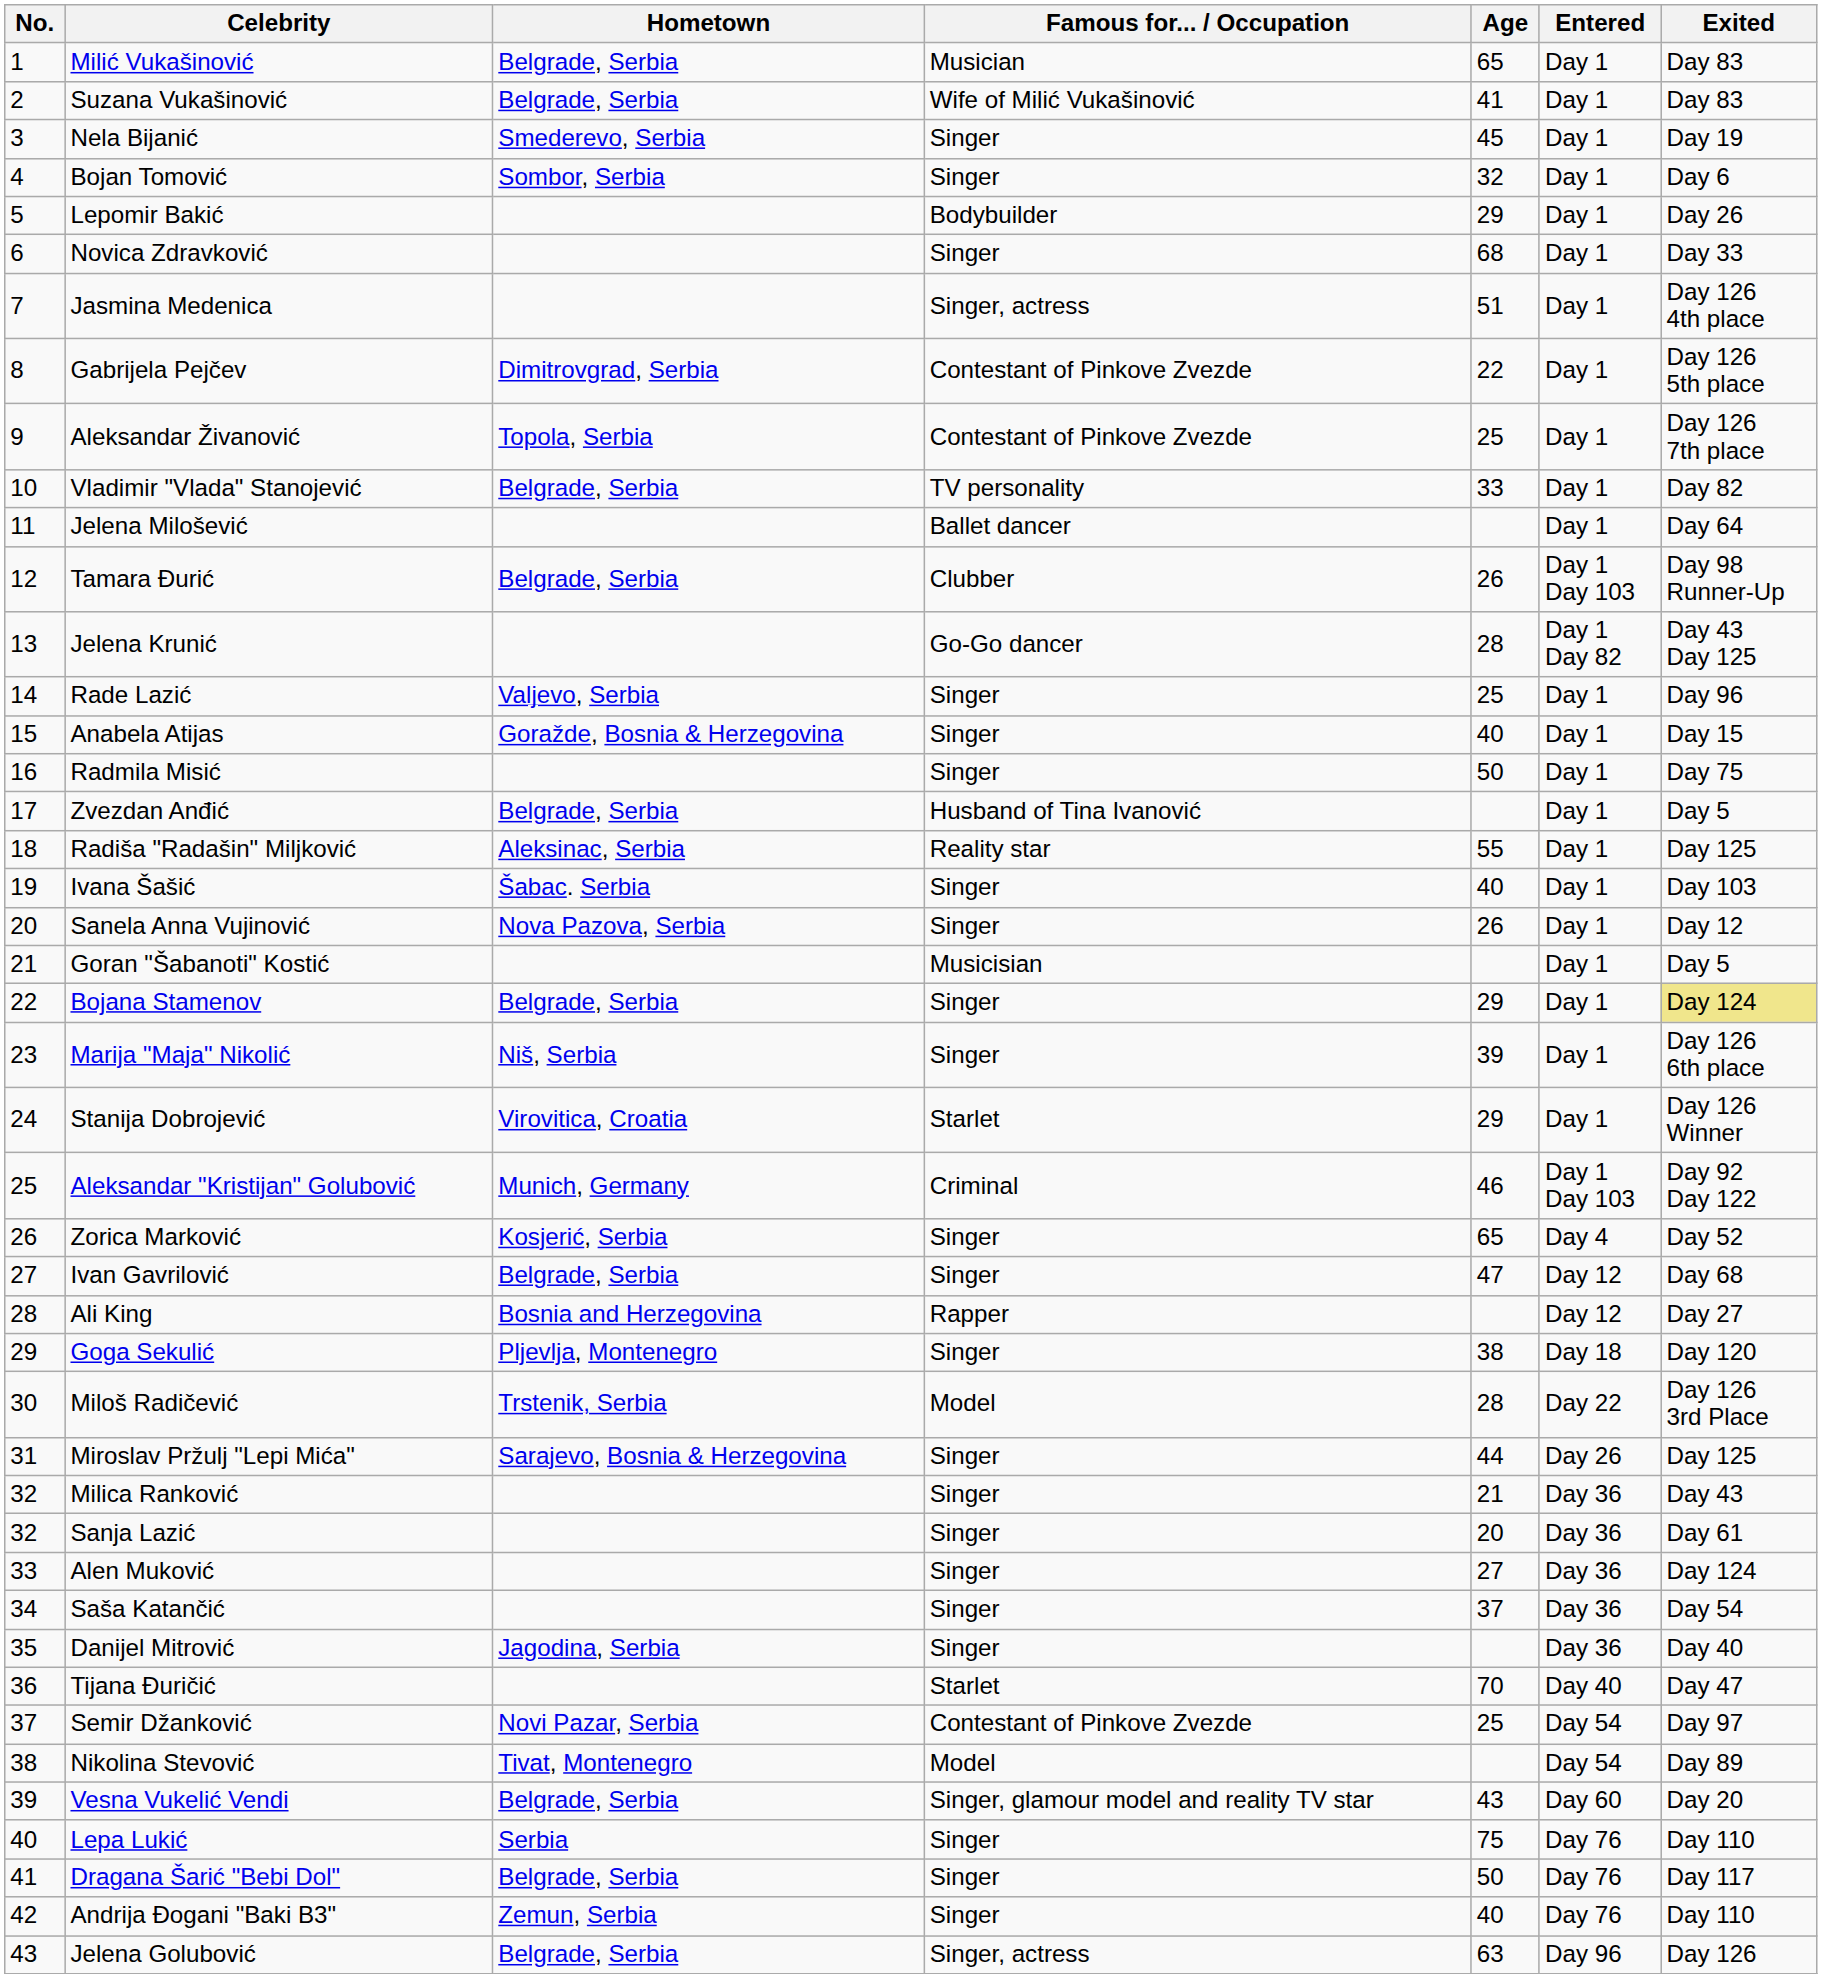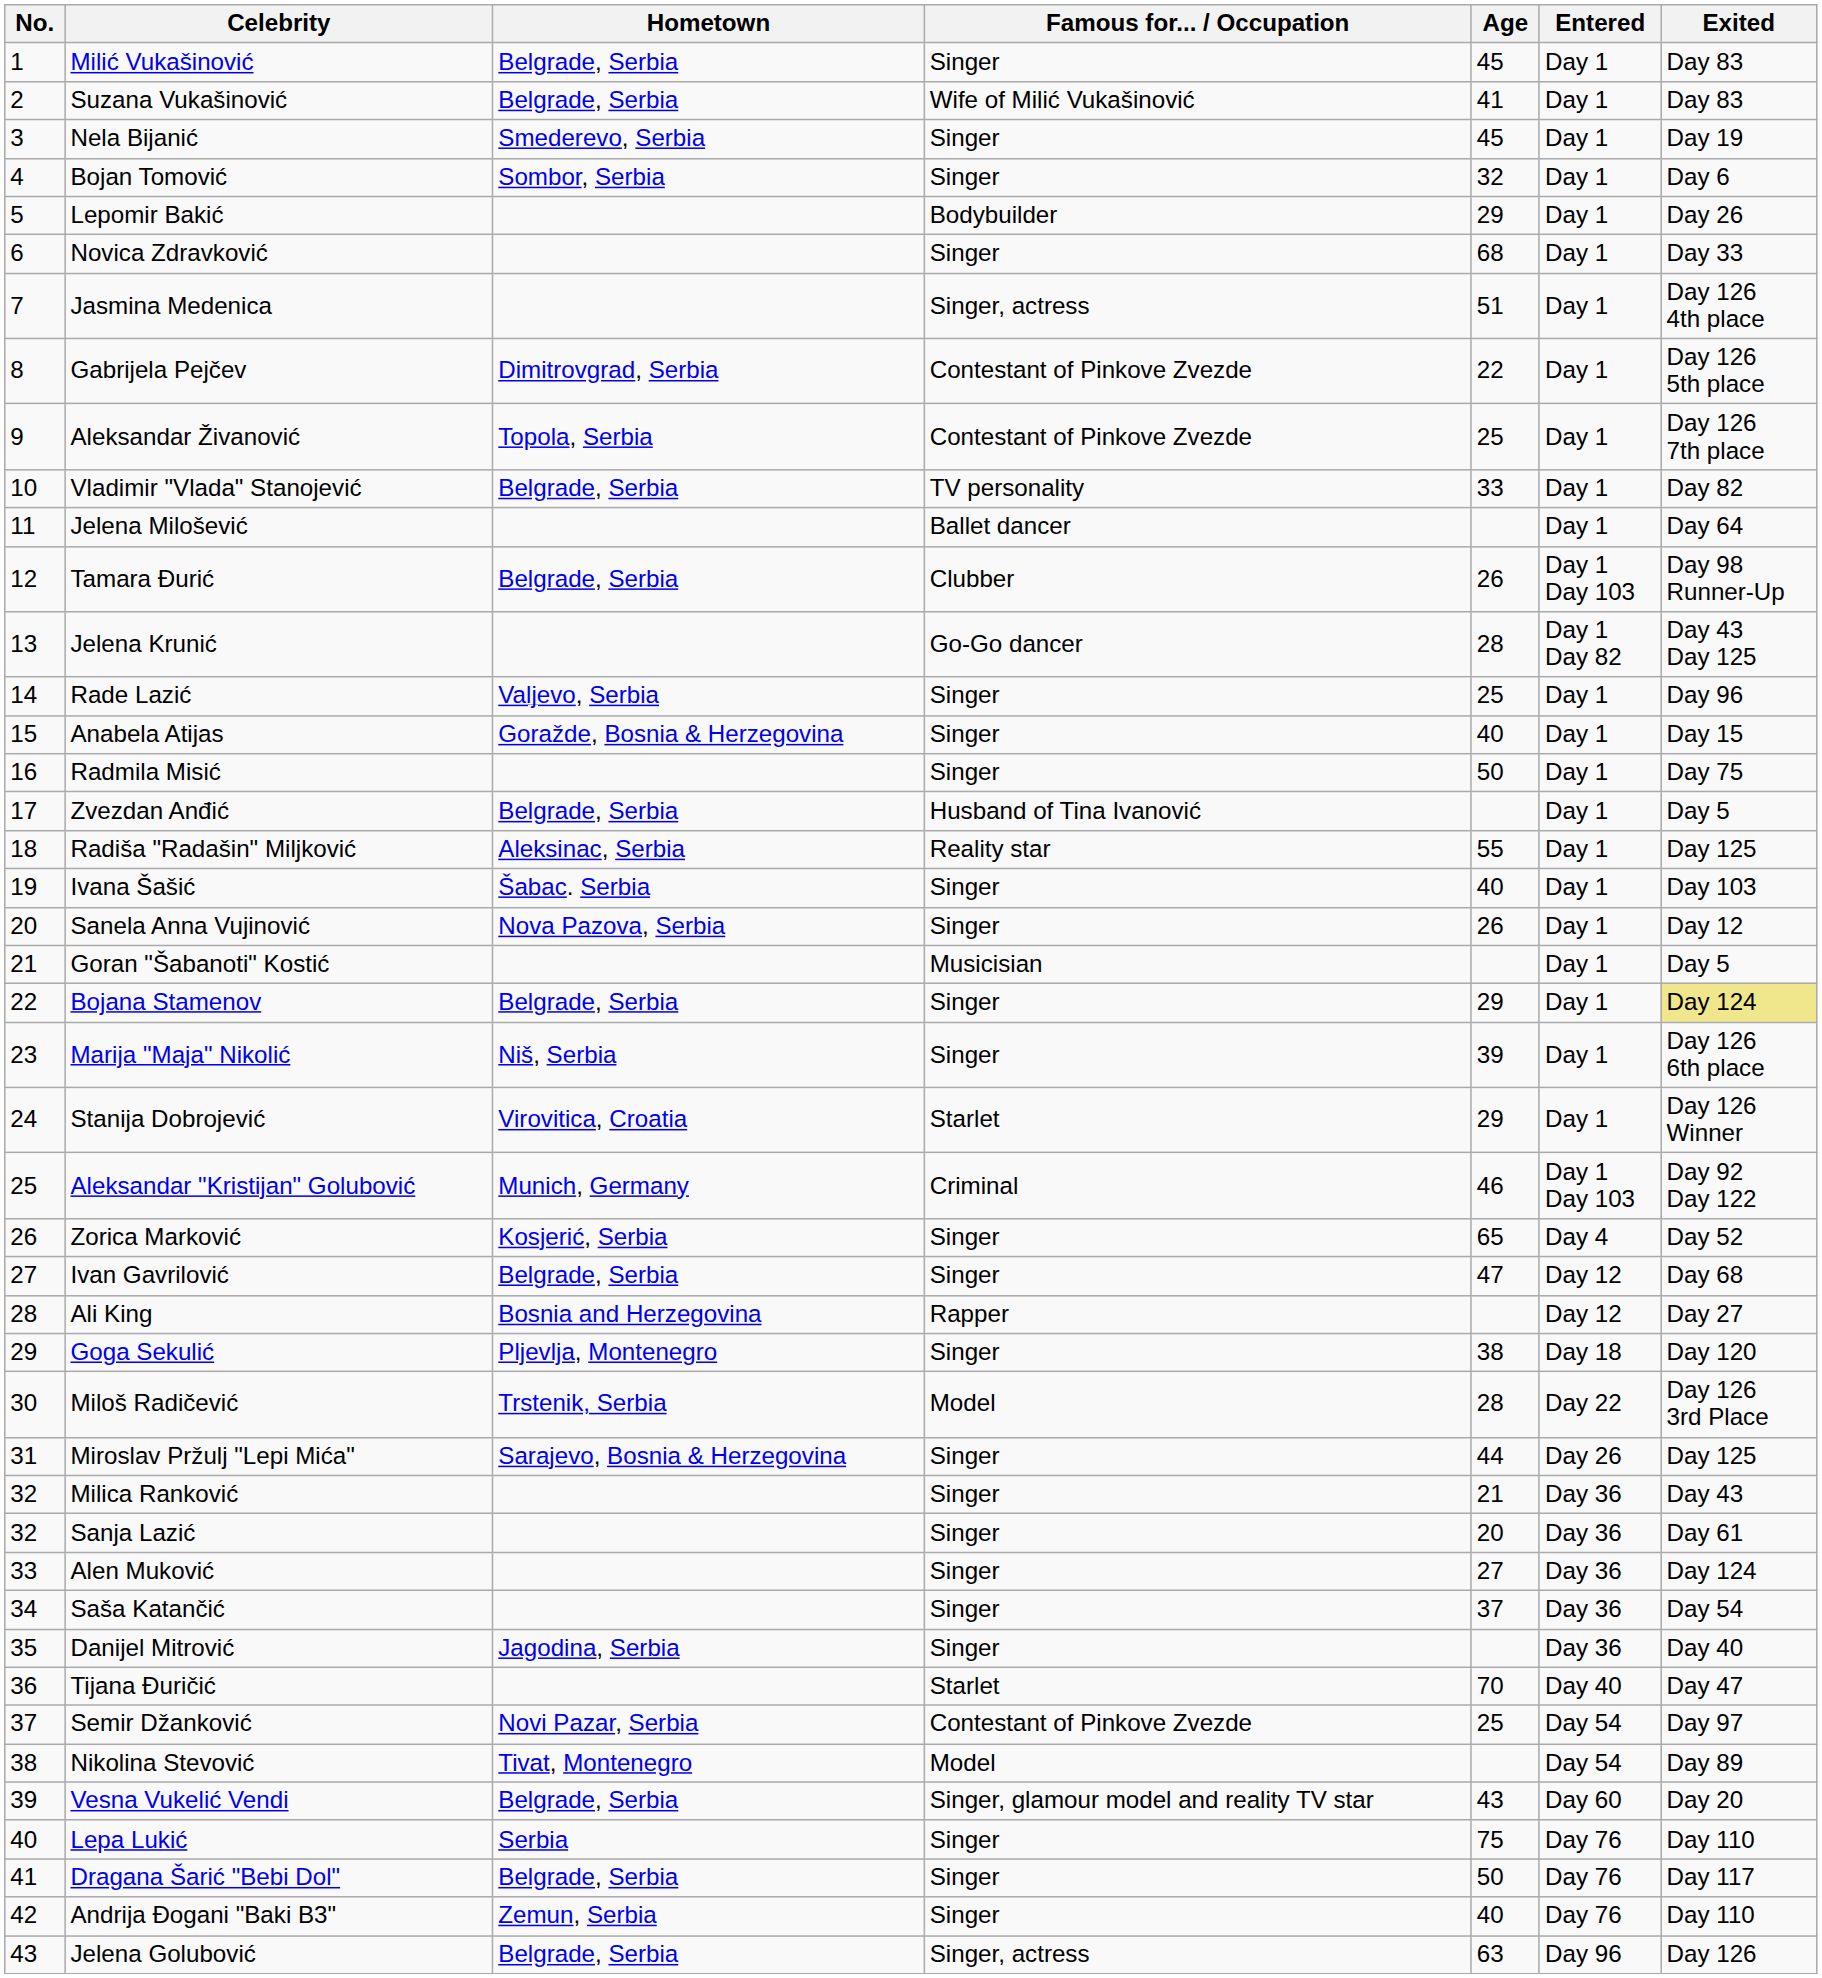(977, 61) Musician -> (965, 61) Singer
(1490, 61) 65 -> (1490, 61) 45
